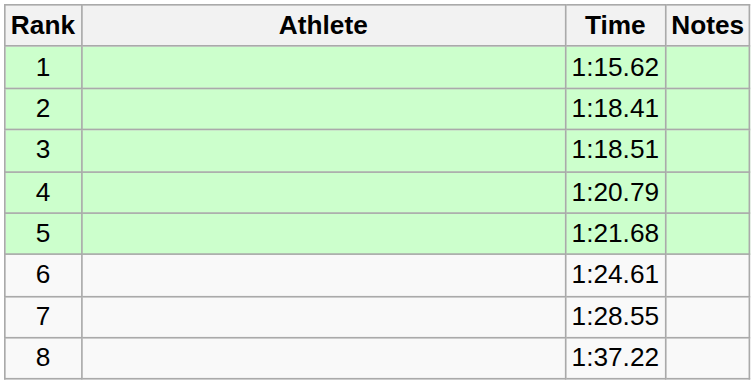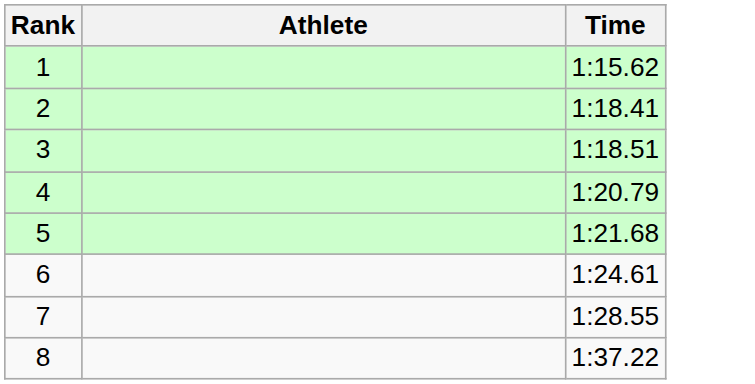- column: (708, 25)
